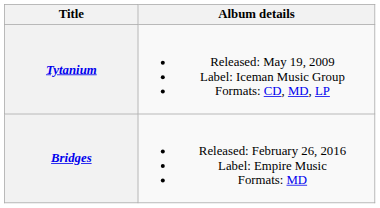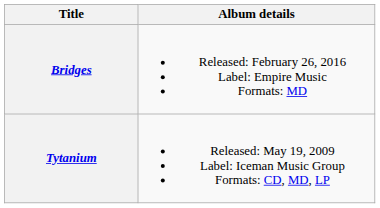rows swapped: (71, 69) <-> (71, 158)
